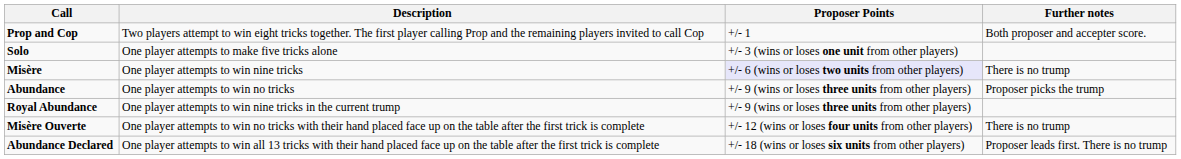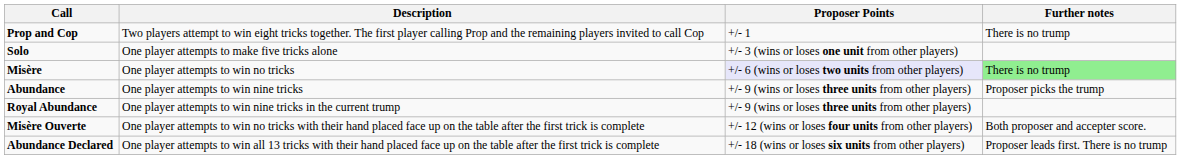(1066, 32) Both proposer and accepter score. -> (1028, 32) There is no trump
(213, 70) One player attempts to win nine tricks -> (208, 70) One player attempts to win no tricks
(1028, 70) no background -> (1028, 70) lightgreen background
(208, 88) One player attempts to win no tricks -> (213, 88) One player attempts to win nine tricks
(1028, 126) There is no trump -> (1066, 126) Both proposer and accepter score.
